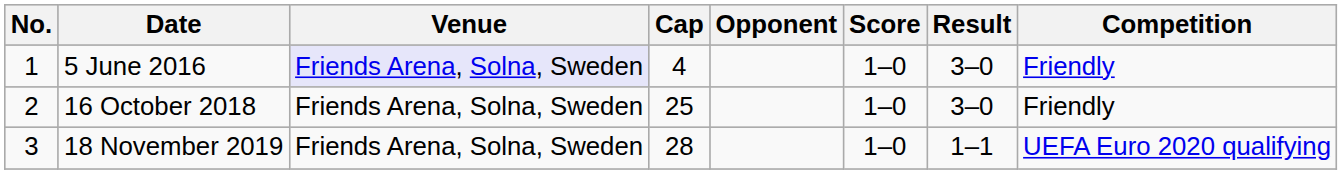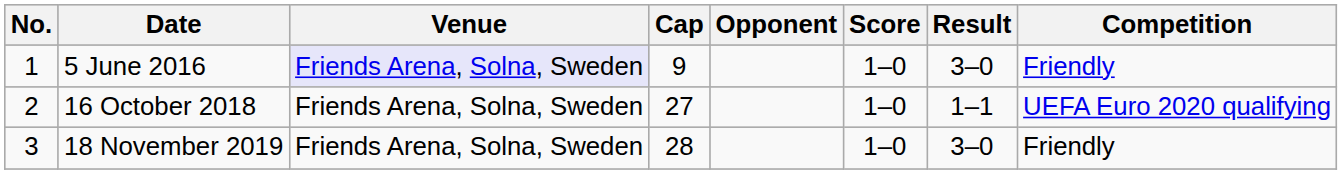(679, 65) 4 -> (679, 65) 9
(679, 106) 25 -> (679, 106) 27
(972, 106) 3–0 -> (972, 106) 1–1
(1069, 106) Friendly -> (1177, 106) UEFA Euro 2020 qualifying
(972, 147) 1–1 -> (972, 147) 3–0
(1177, 147) UEFA Euro 2020 qualifying -> (1069, 147) Friendly
